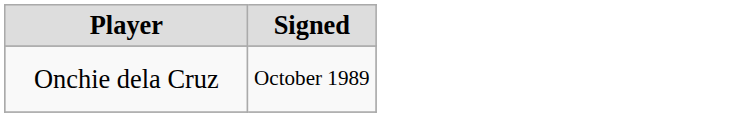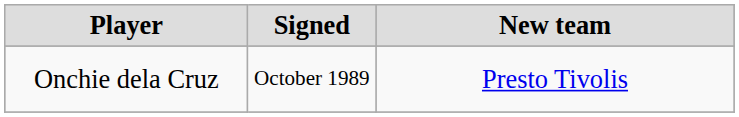+ column: (555, 25)
